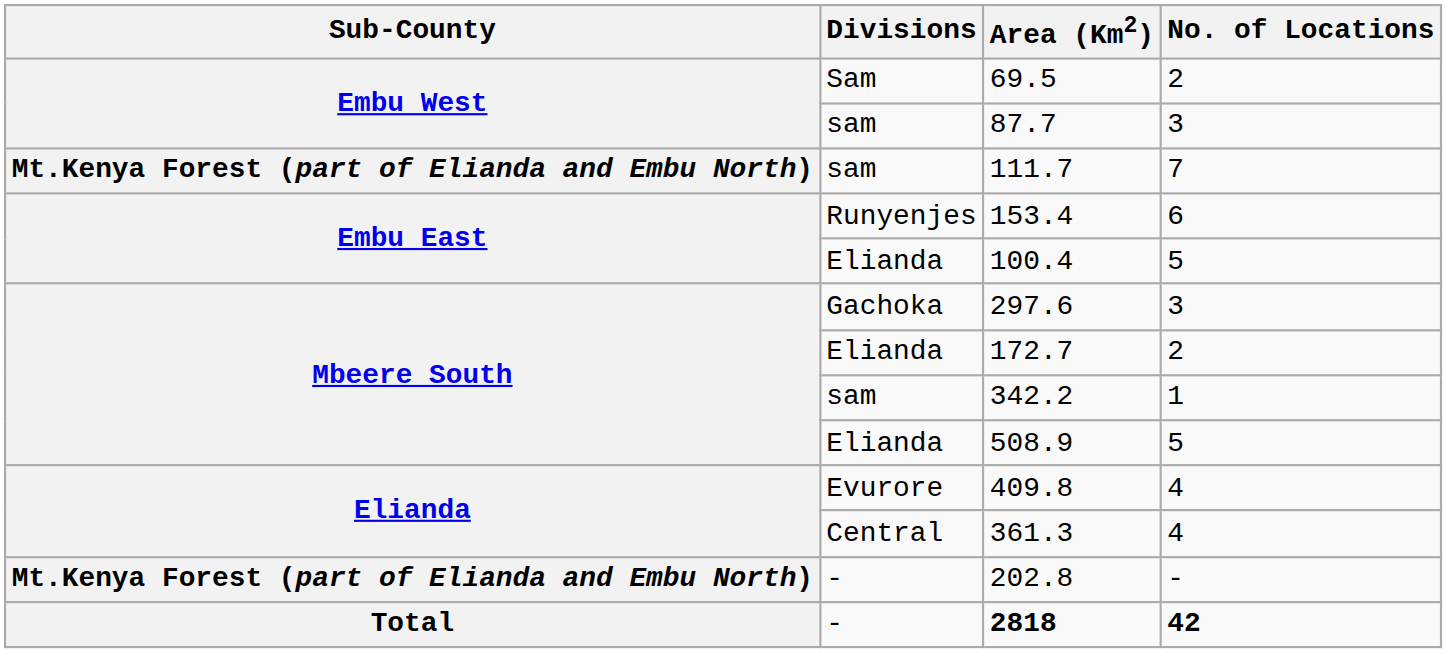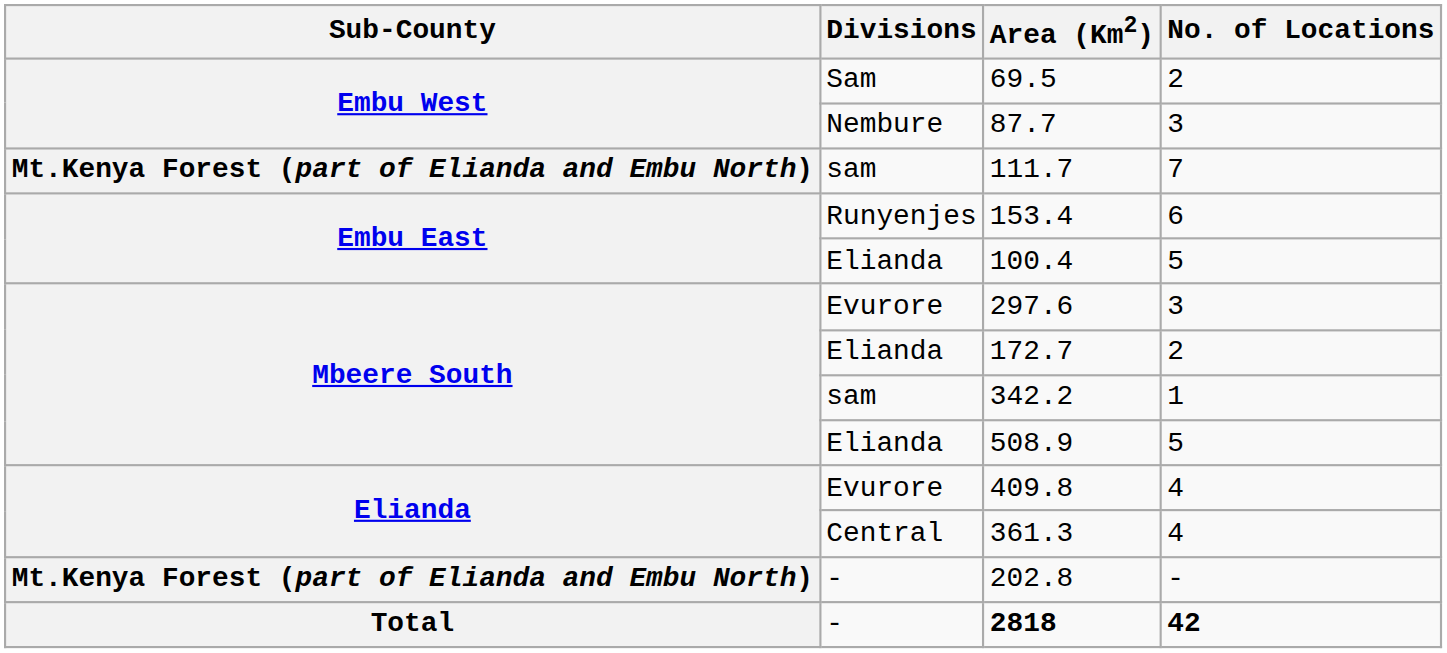(851, 126) sam -> (885, 126) Nembure
(885, 307) Gachoka -> (885, 307) Evurore
